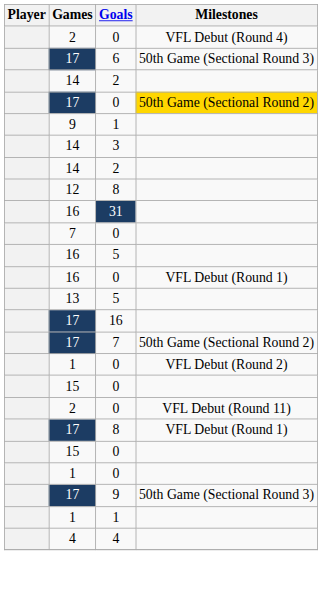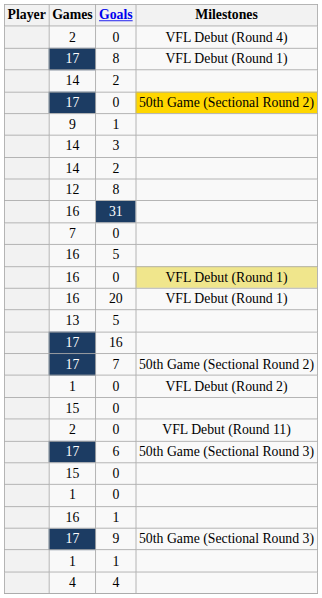rows swapped: (72, 430) <-> (72, 59)
(226, 277) no background -> (226, 277) khaki background
+ row: (72, 299)
+ row: (72, 517)
